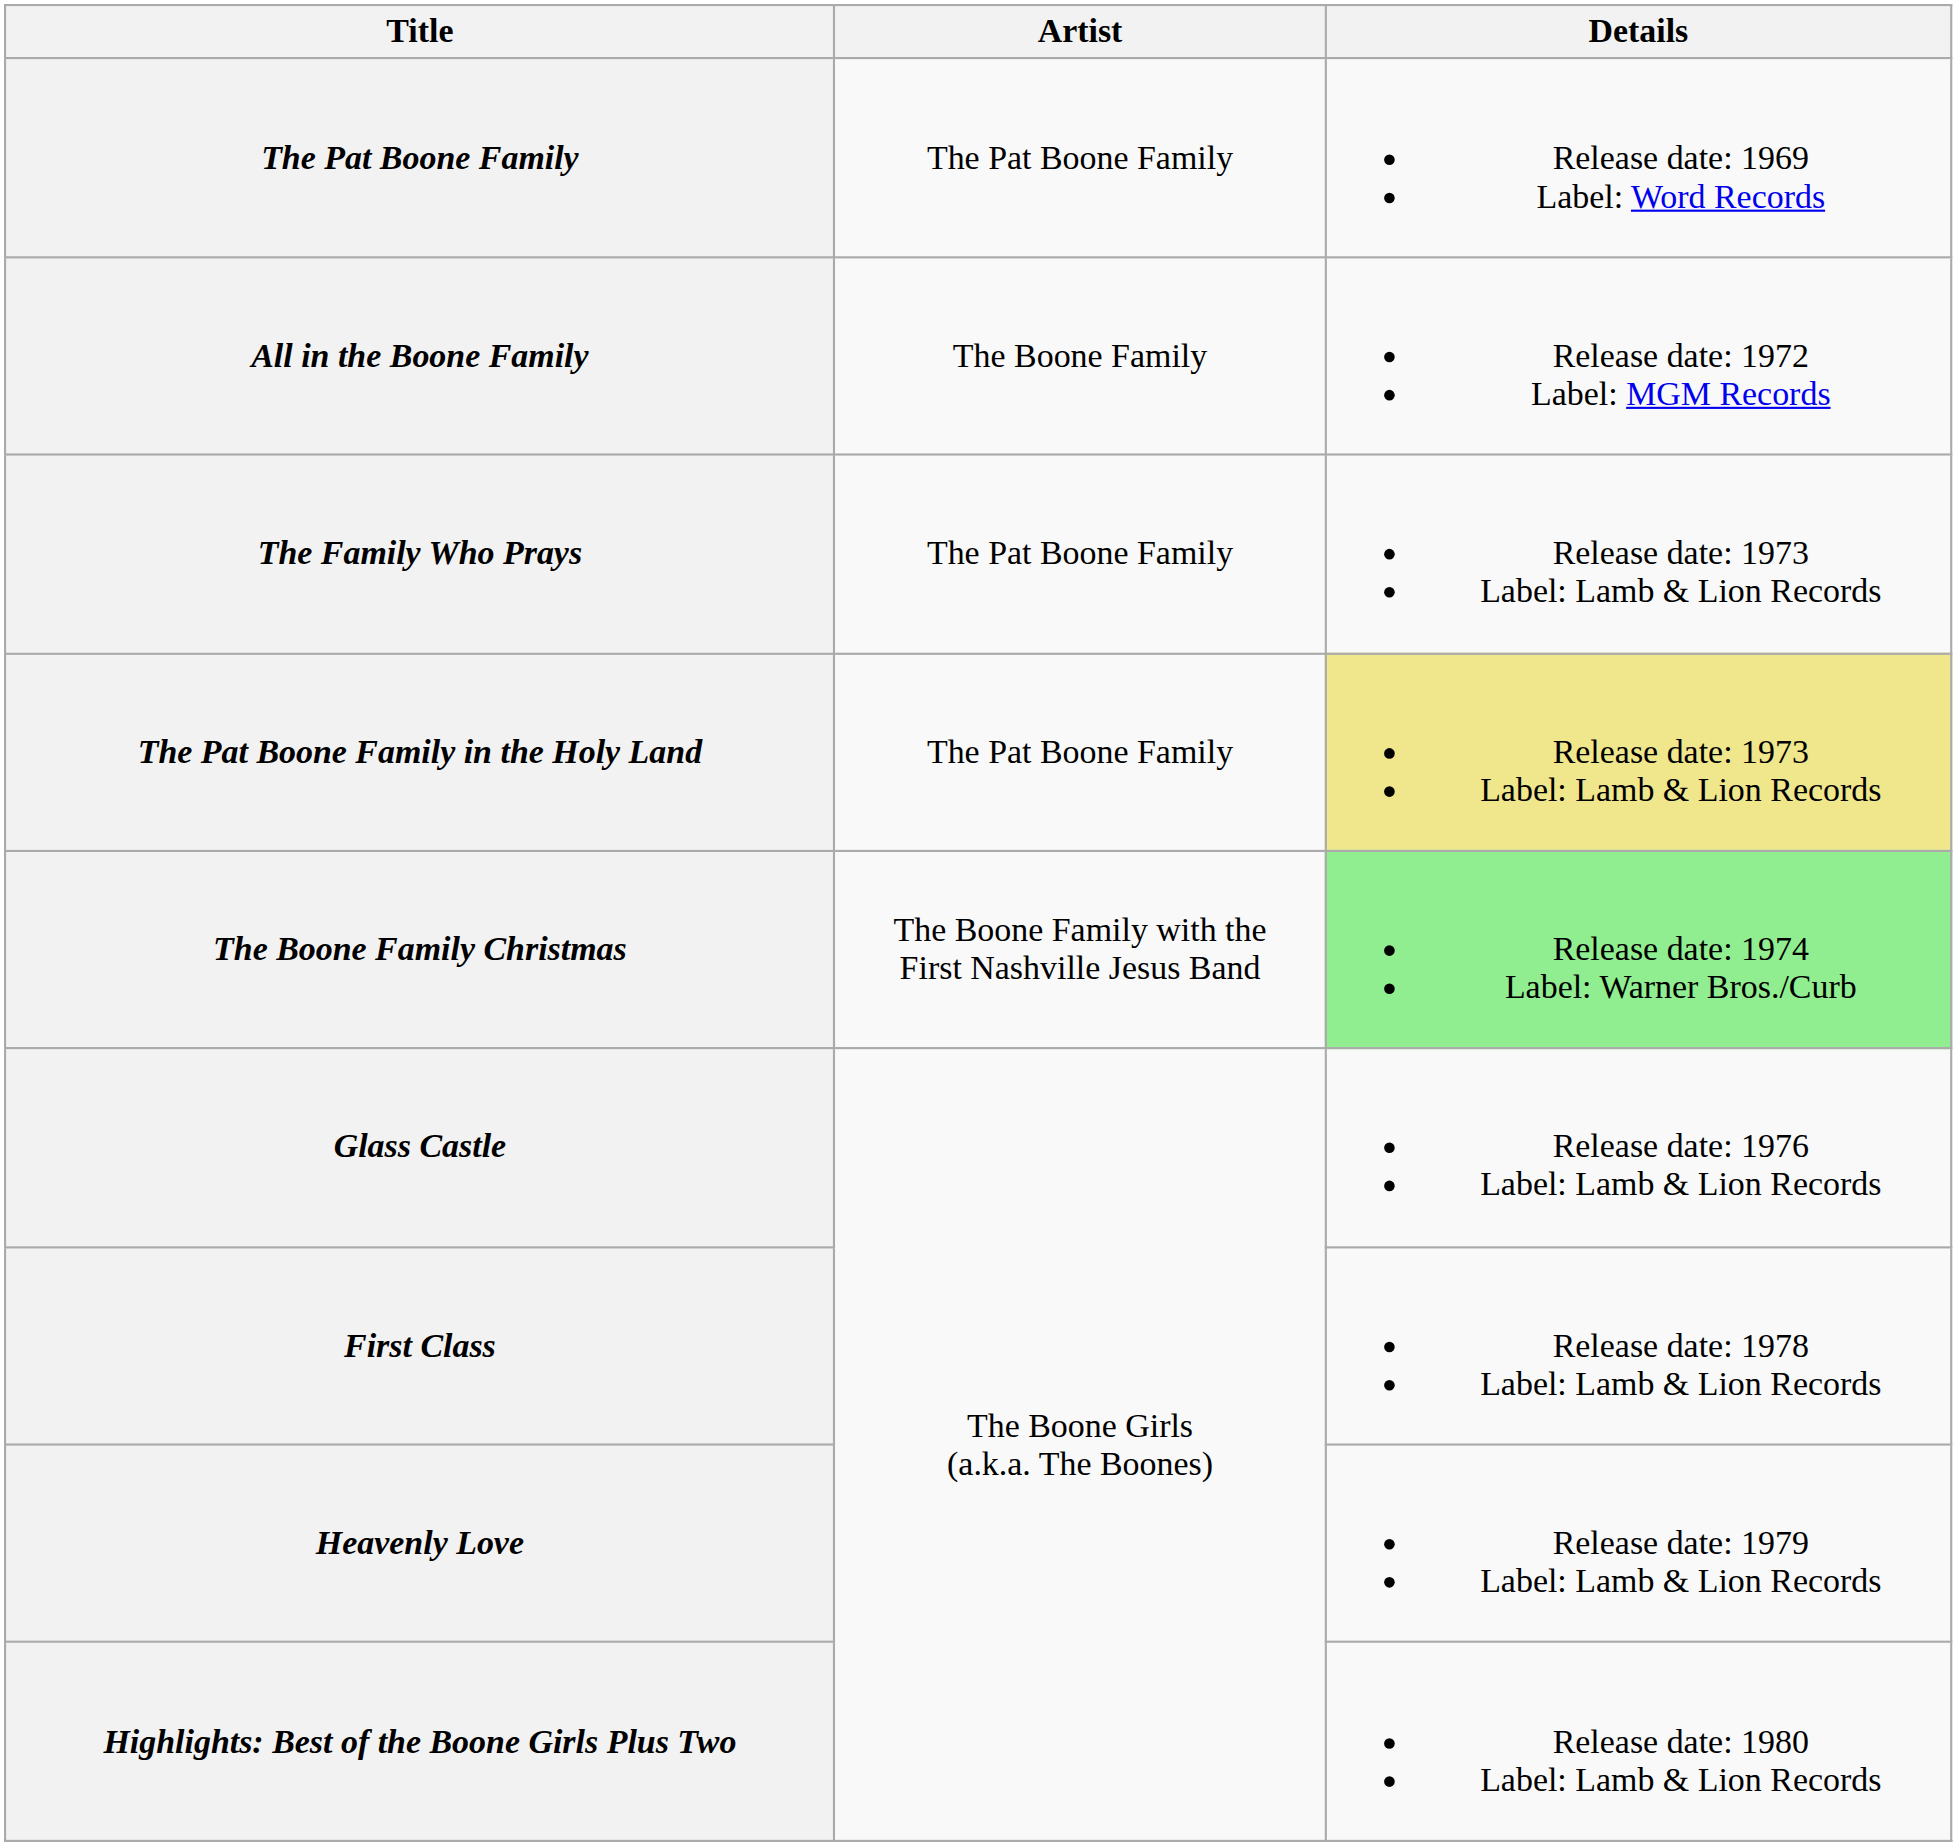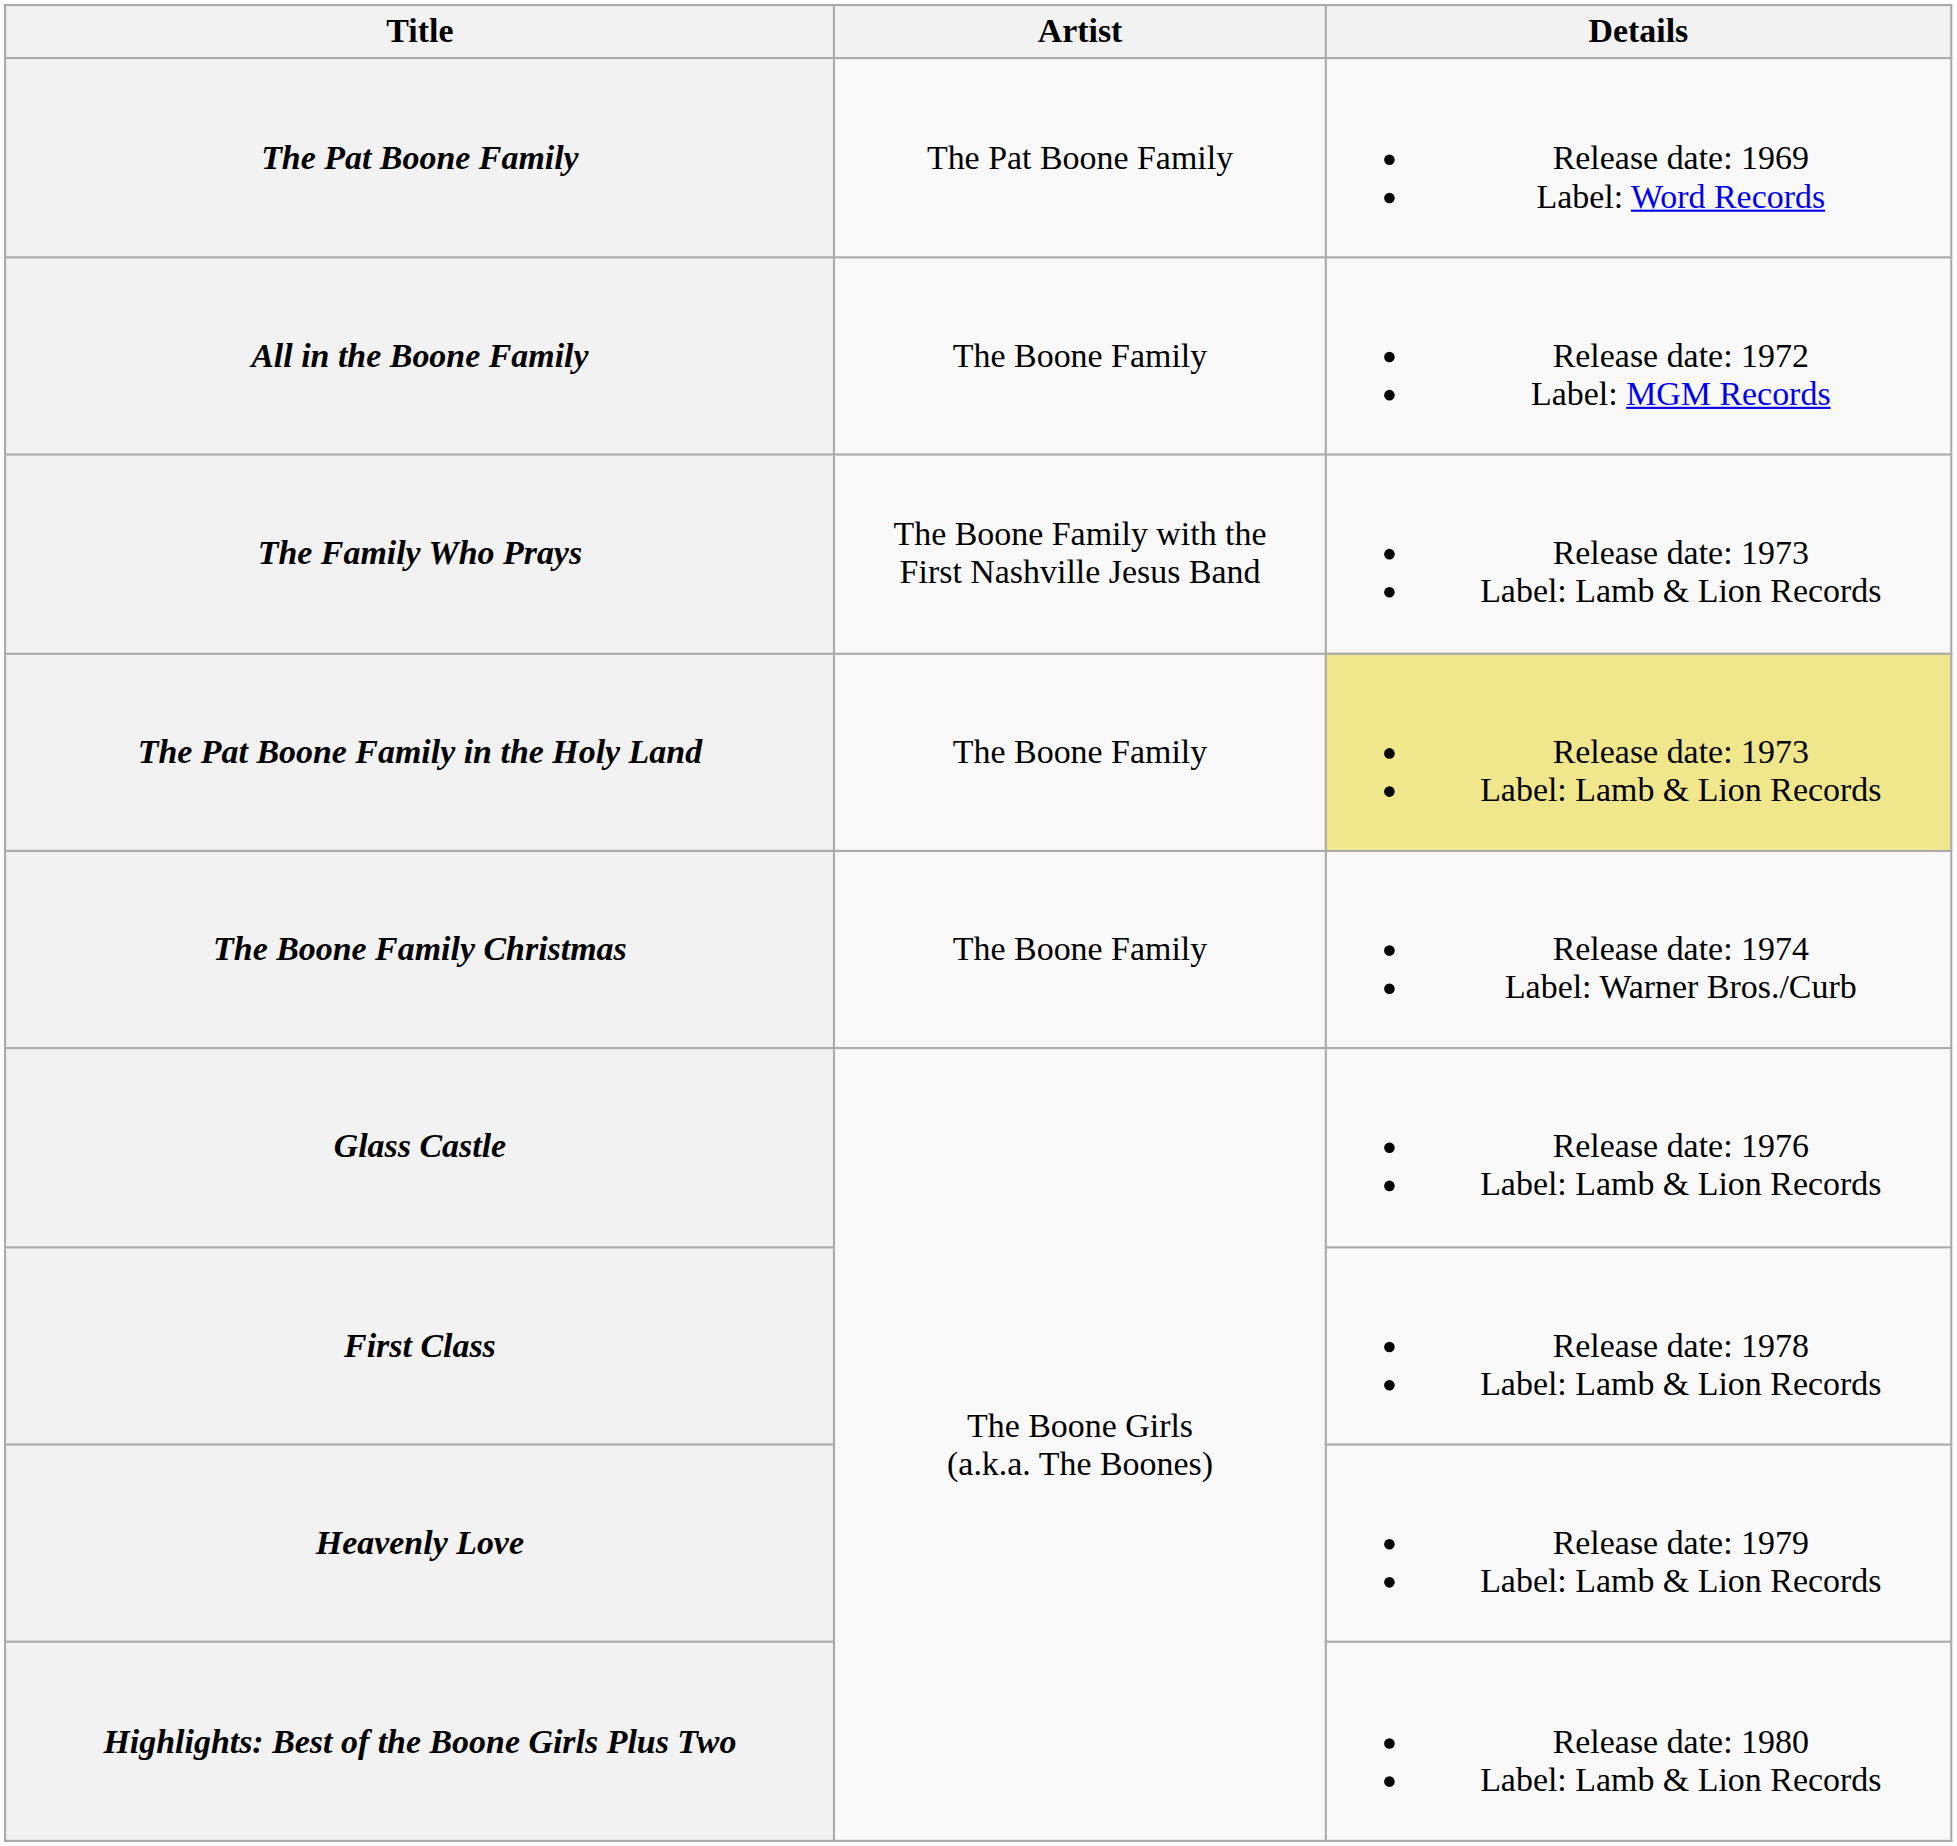(1080, 553) The Pat Boone Family -> (1080, 553) The Boone Family with the First Nashville Jesus Band
(1080, 751) The Pat Boone Family -> (1080, 751) The Boone Family
(1080, 949) The Boone Family with the First Nashville Jesus Band -> (1080, 949) The Boone Family
(1638, 969) lightgreen background -> (1638, 969) no background
